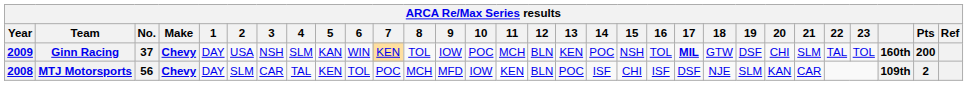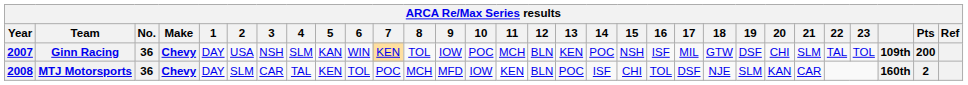(20, 52) 2009 -> (20, 52) 2007
(147, 52) 37 -> (147, 52) 36
(661, 52) TOL -> (661, 52) ISF
(689, 52) bold -> (689, 52) normal
(895, 52) 160th -> (895, 52) 109th
(147, 71) 56 -> (147, 71) 36
(661, 71) ISF -> (661, 71) TOL
(895, 71) 109th -> (895, 71) 160th
